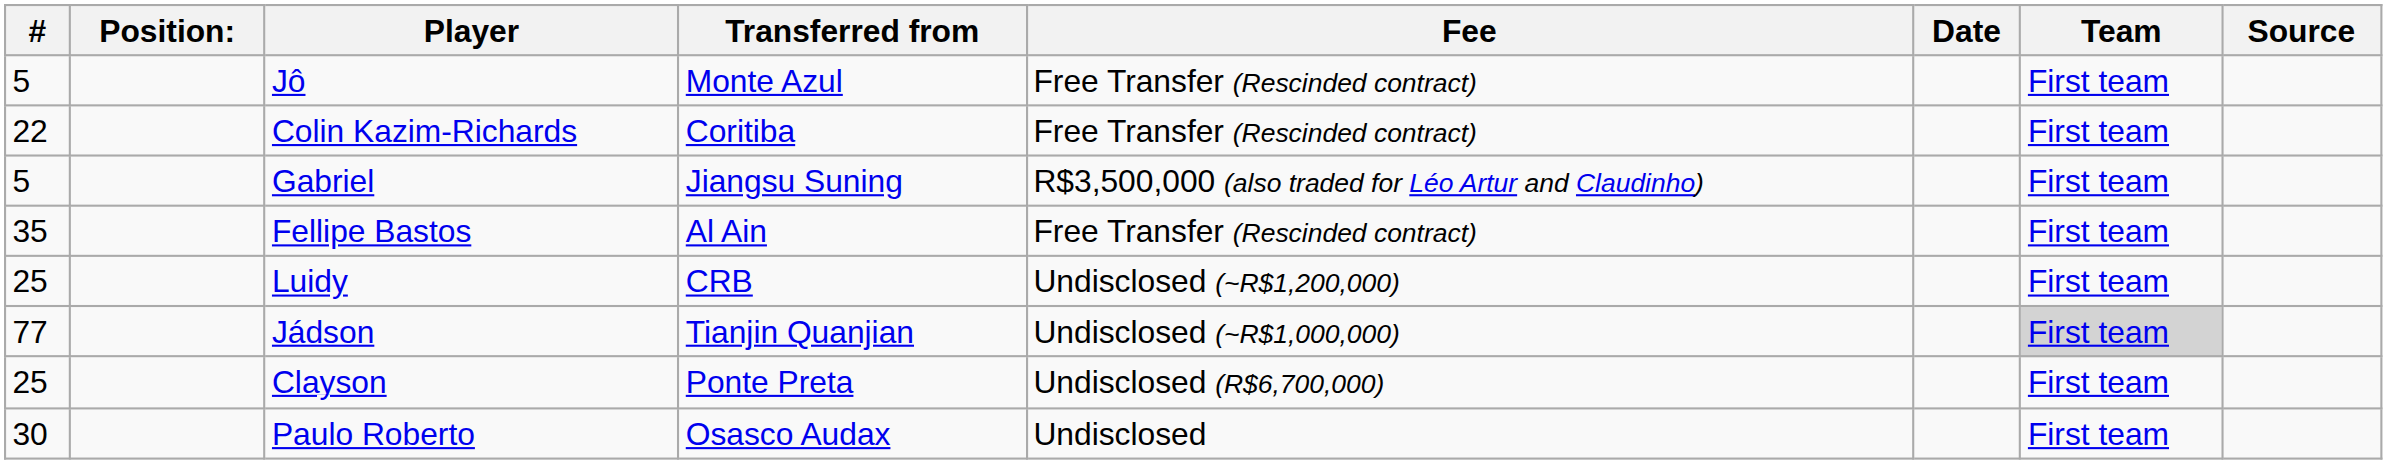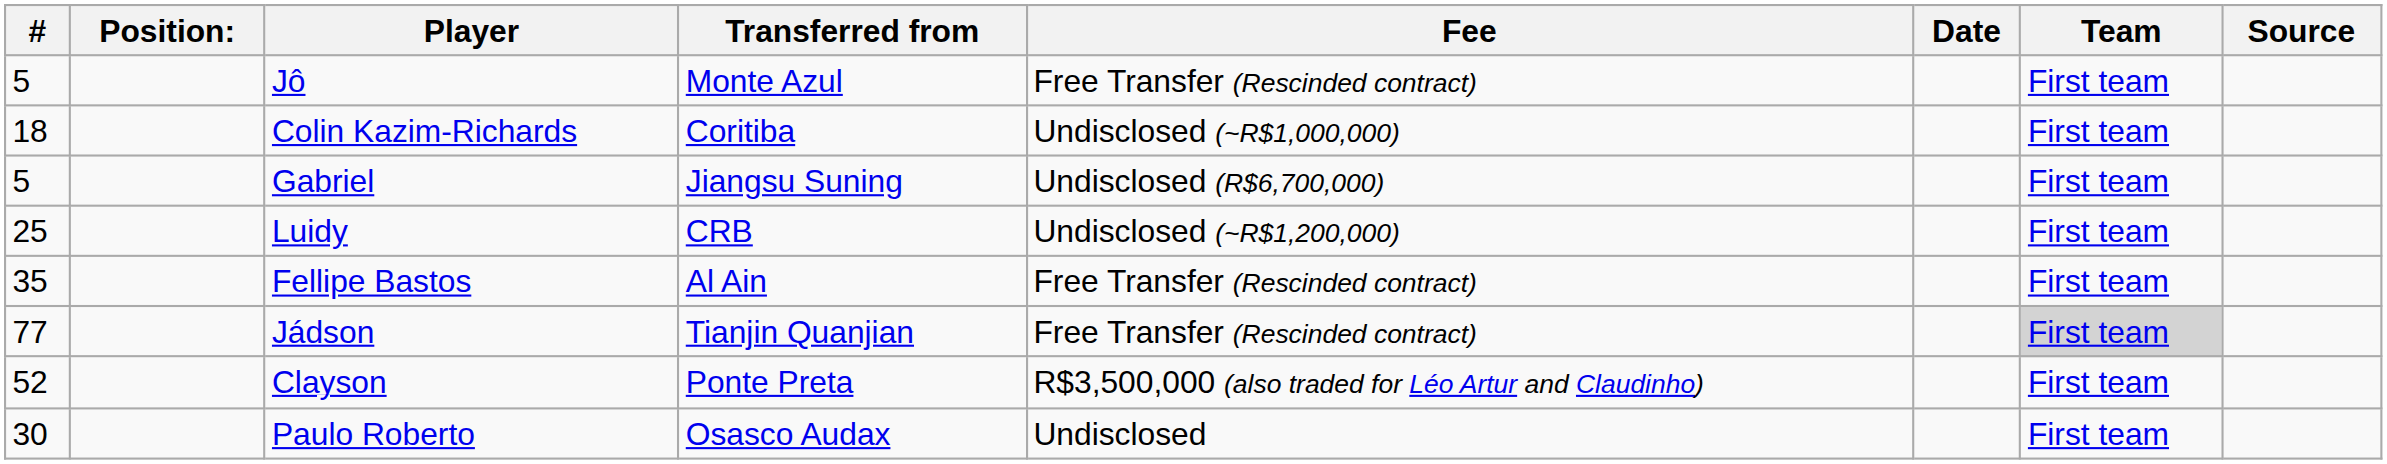(30, 131) 22 -> (30, 131) 18
(1255, 131) Free Transfer (Rescinded contract) -> (1217, 131) Undisclosed (~R$1,000,000)
(1369, 181) R$3,500,000 (also traded for Léo Artur and Claudinho) -> (1209, 181) Undisclosed (R$6,700,000)
rows swapped: (310, 282) <-> (372, 232)
(1217, 332) Undisclosed (~R$1,000,000) -> (1255, 332) Free Transfer (Rescinded contract)
(30, 382) 25 -> (30, 382) 52
(1209, 382) Undisclosed (R$6,700,000) -> (1369, 382) R$3,500,000 (also traded for Léo Artur and Claudinho)
